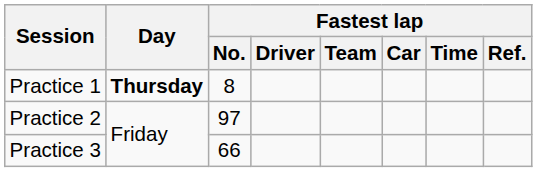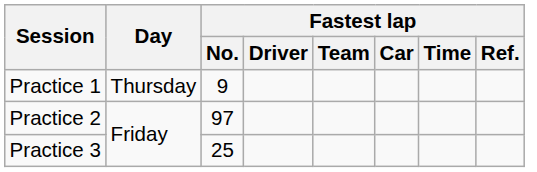(157, 85) bold -> (153, 85) normal
(229, 85) 8 -> (222, 85) 9
(229, 150) 66 -> (222, 150) 25
